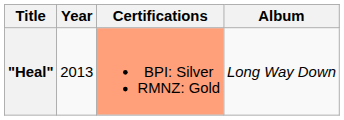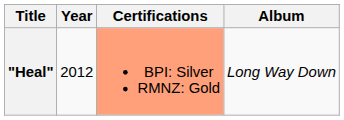(77, 71) 2013 -> (77, 71) 2012
